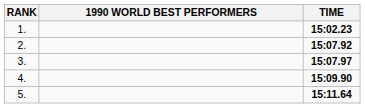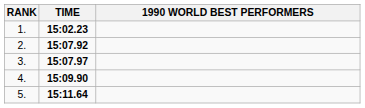columns swapped: (171, 13) <-> (332, 13)
